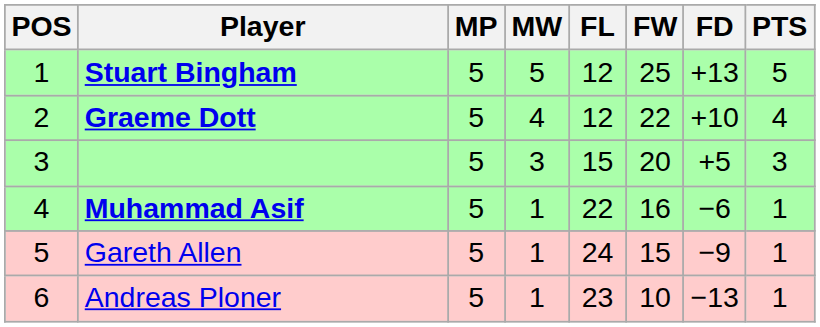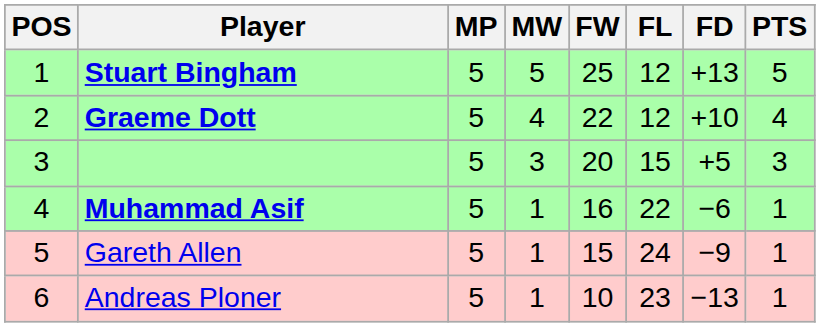columns swapped: (655, 27) <-> (597, 27)
